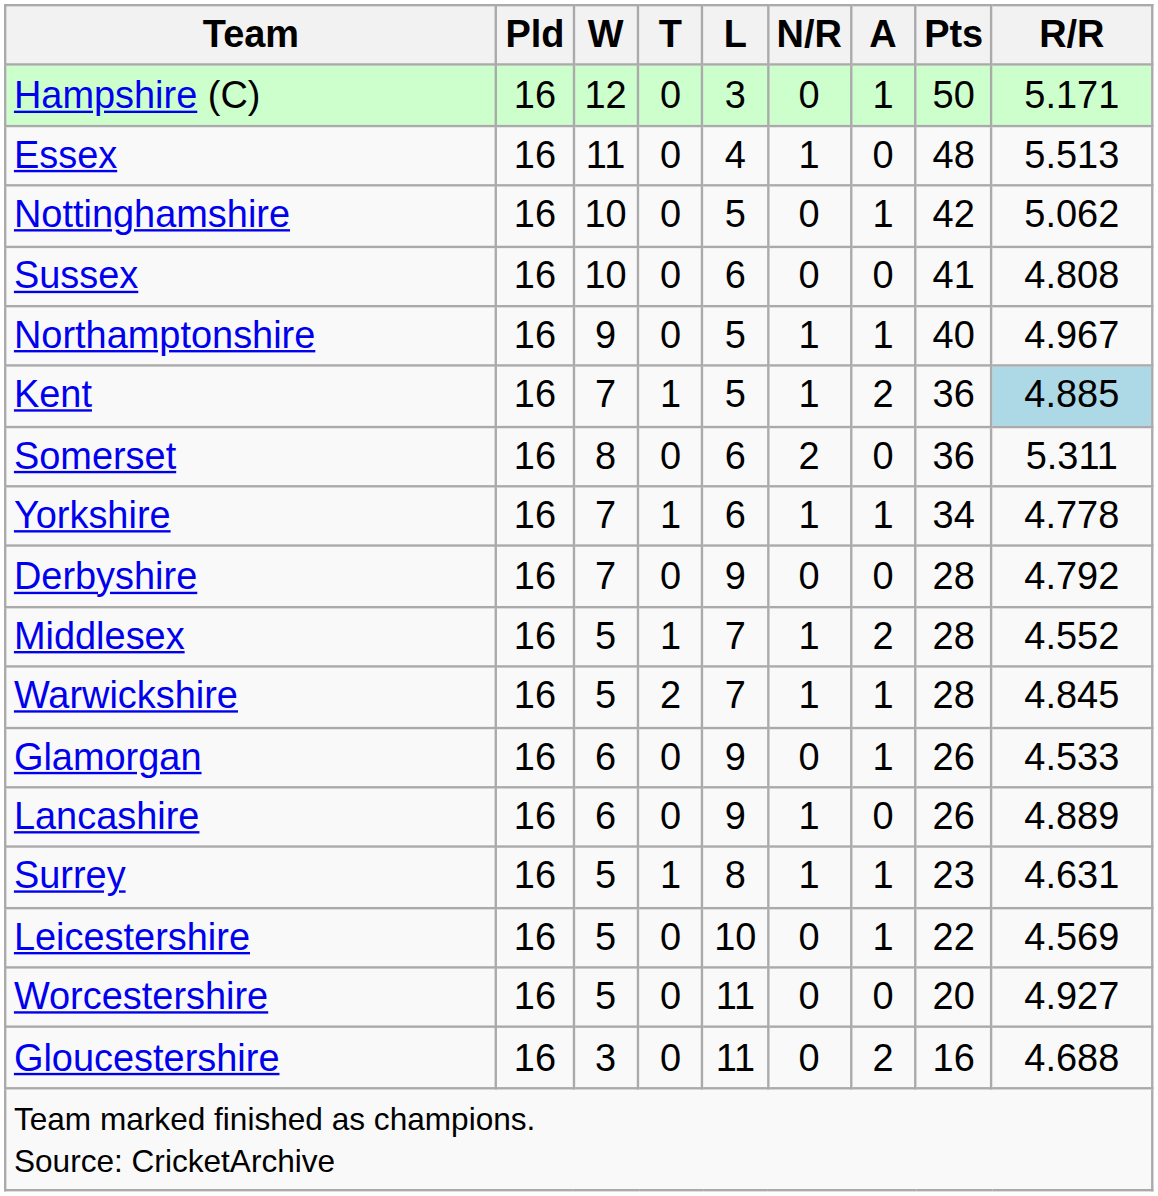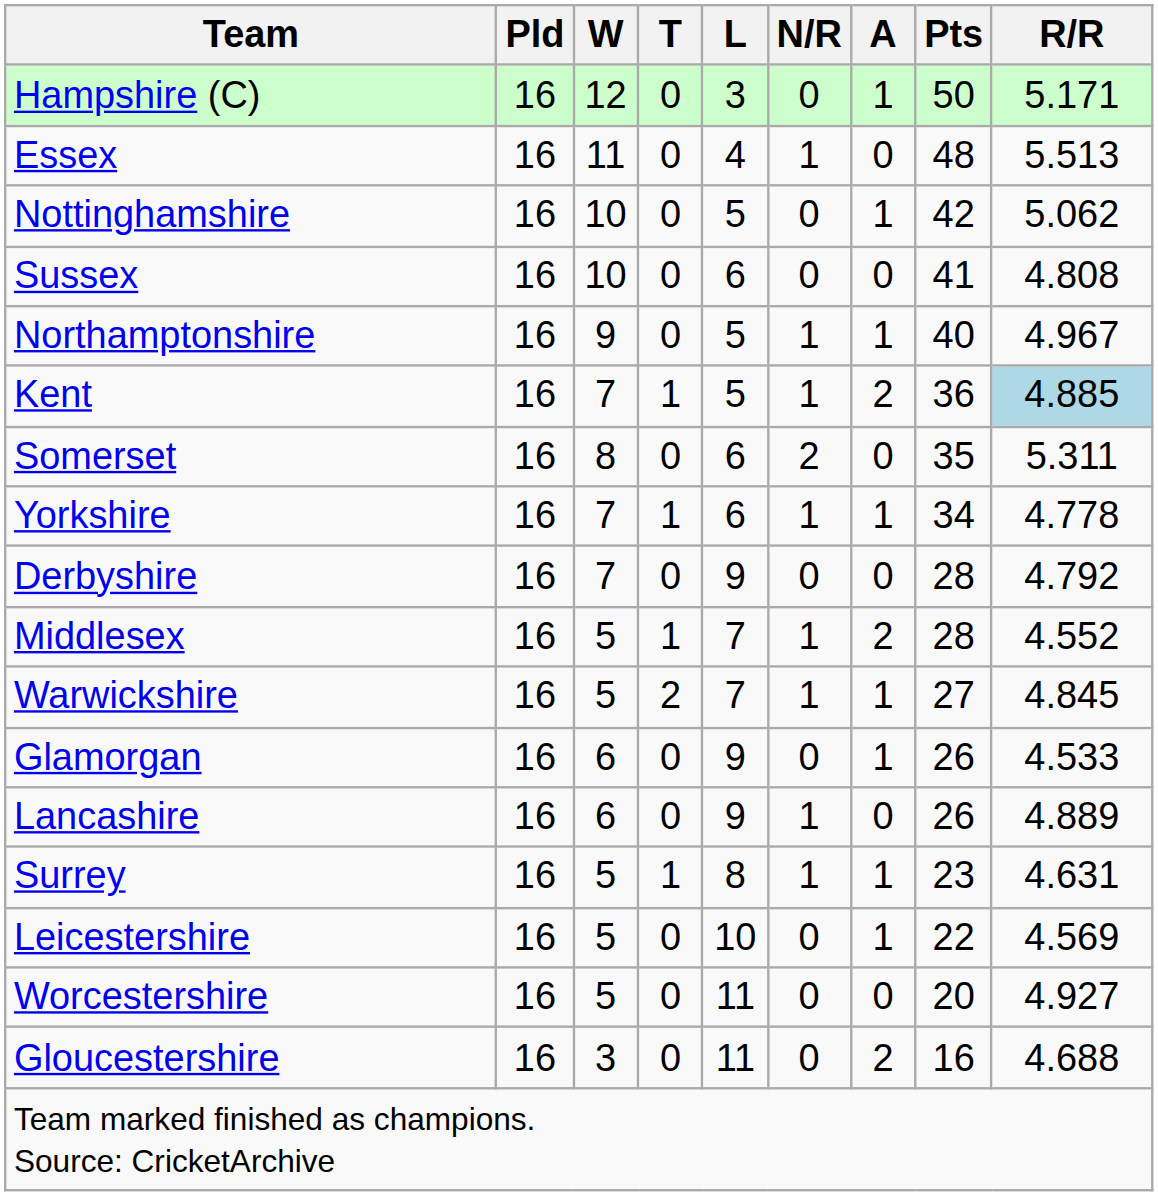(954, 455) 36 -> (954, 455) 35
(954, 696) 28 -> (954, 696) 27
